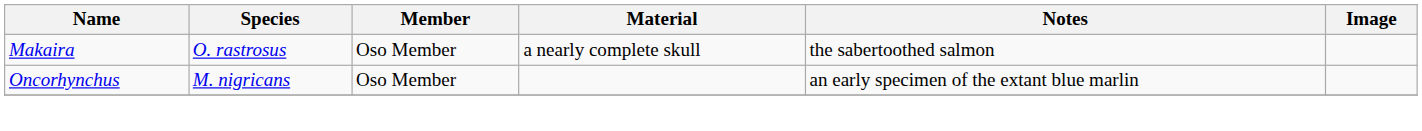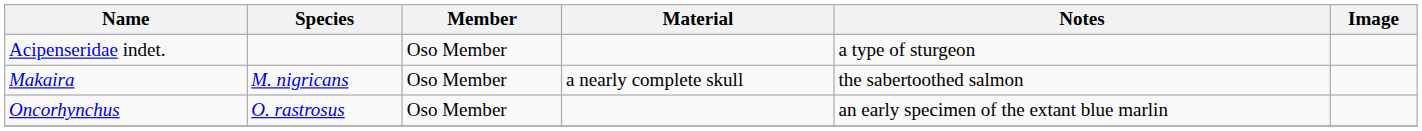+ row: (87, 49)
(240, 49) O. rastrosus -> (300, 79) M. nigricans
(241, 79) M. nigricans -> (298, 110) O. rastrosus
